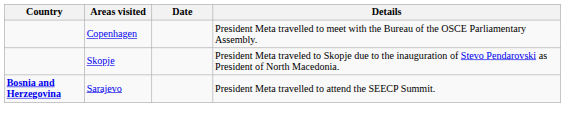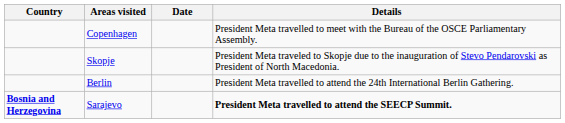+ row: (99, 83)
(325, 88) normal -> (333, 104) bold
